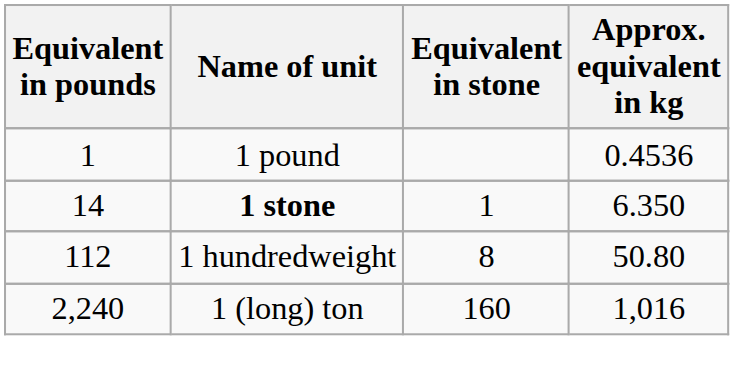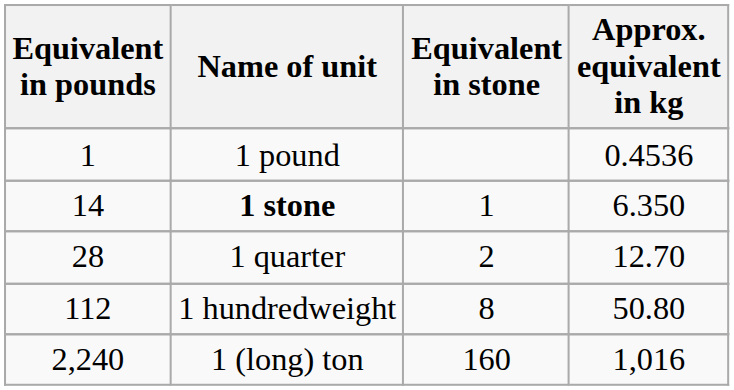+ row: (287, 256)
